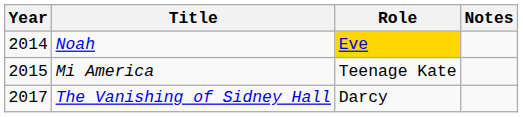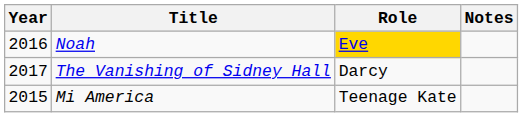(28, 45) 2014 -> (28, 45) 2016
rows swapped: (105, 71) <-> (193, 98)
